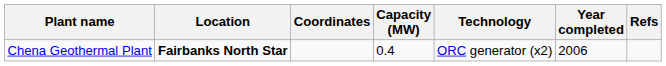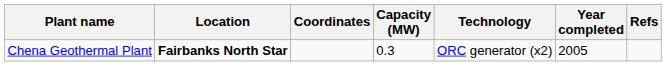(385, 50) 0.4 -> (385, 50) 0.3
(573, 50) 2006 -> (573, 50) 2005
